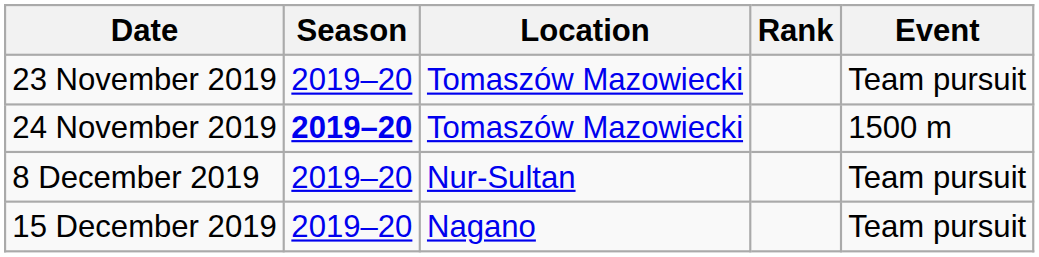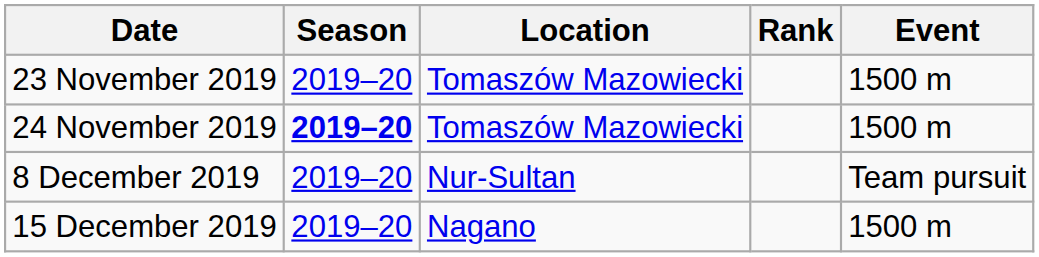(937, 79) Team pursuit -> (900, 79) 1500 m
(937, 227) Team pursuit -> (900, 227) 1500 m
